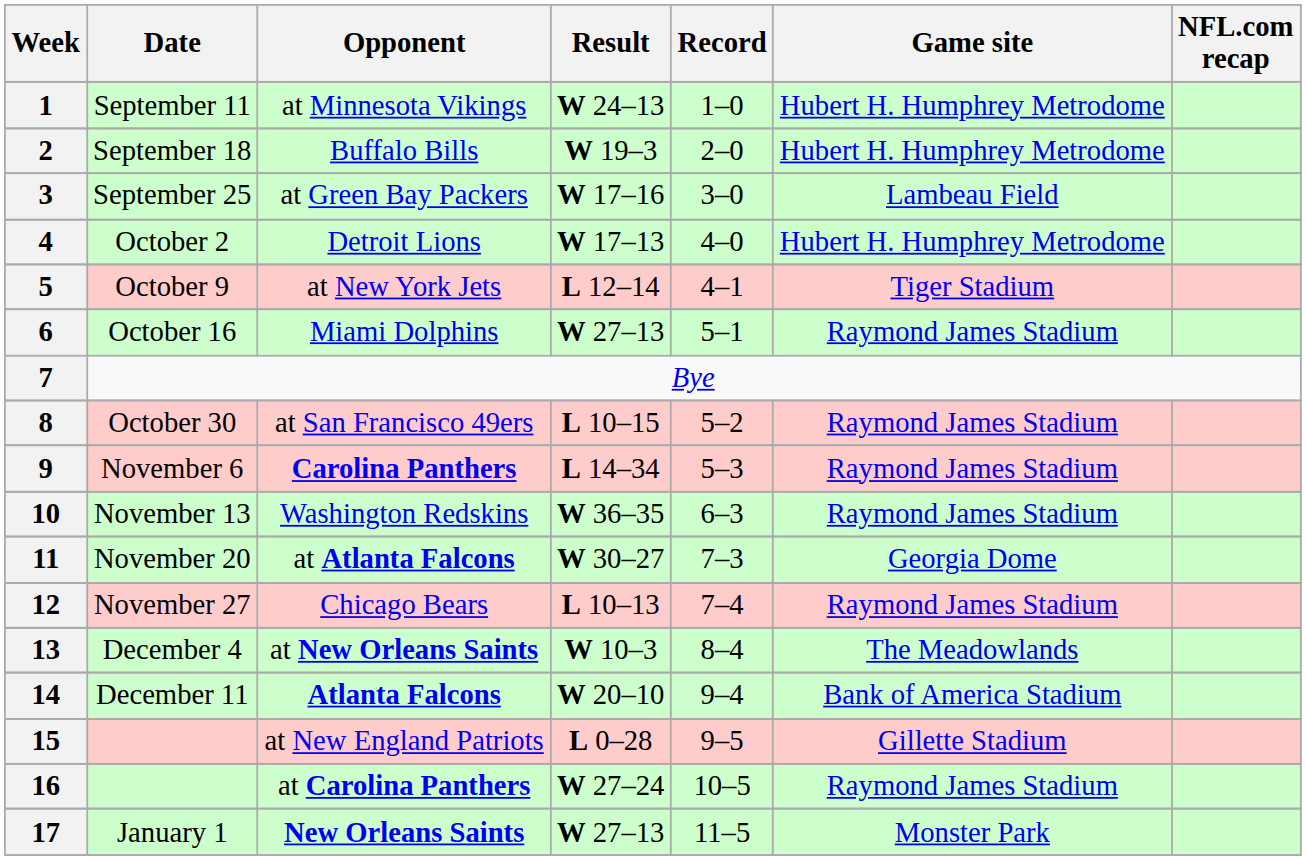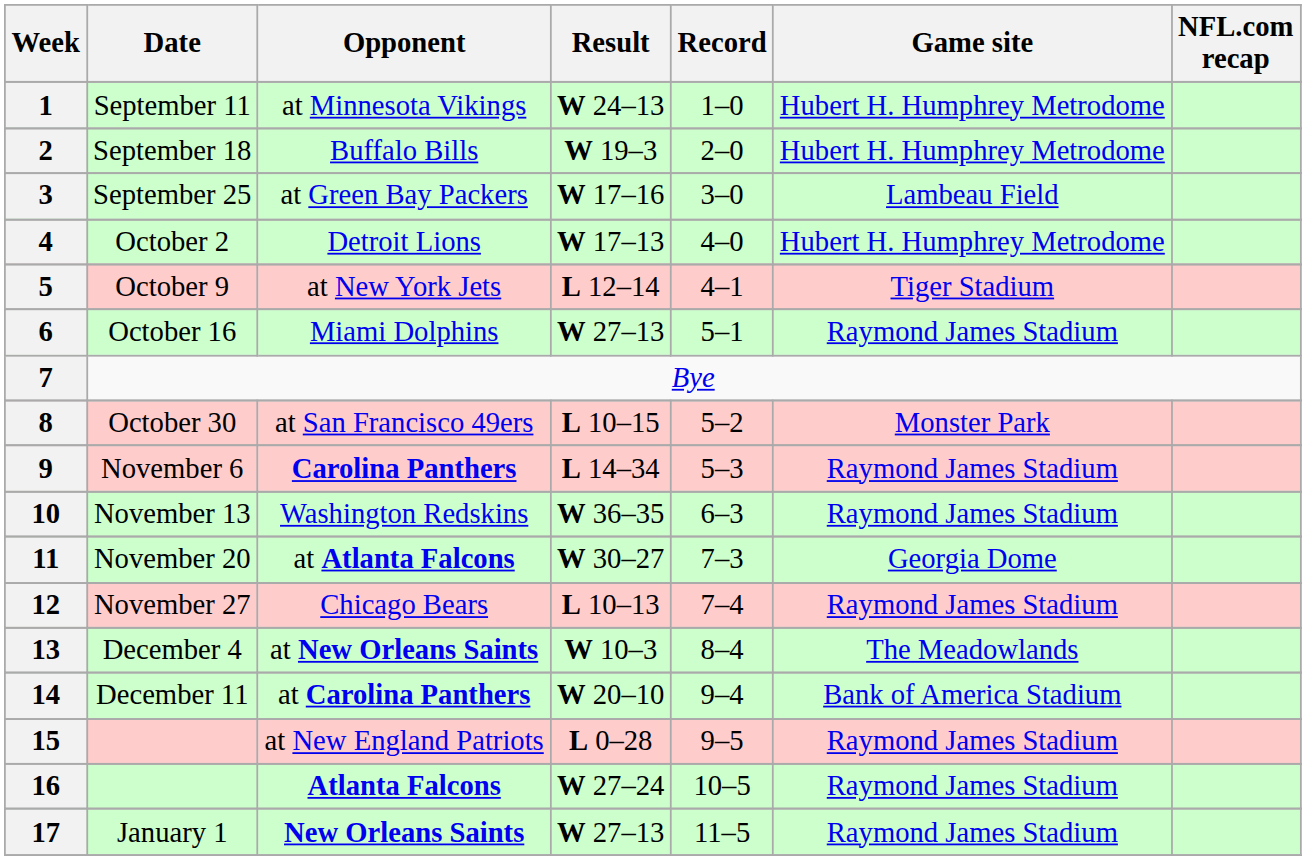(972, 422) Raymond James Stadium -> (972, 422) Monster Park
(404, 695) Atlanta Falcons -> (404, 695) at Carolina Panthers
(972, 740) Gillette Stadium -> (972, 740) Raymond James Stadium
(404, 786) at Carolina Panthers -> (404, 786) Atlanta Falcons
(972, 831) Monster Park -> (972, 831) Raymond James Stadium
